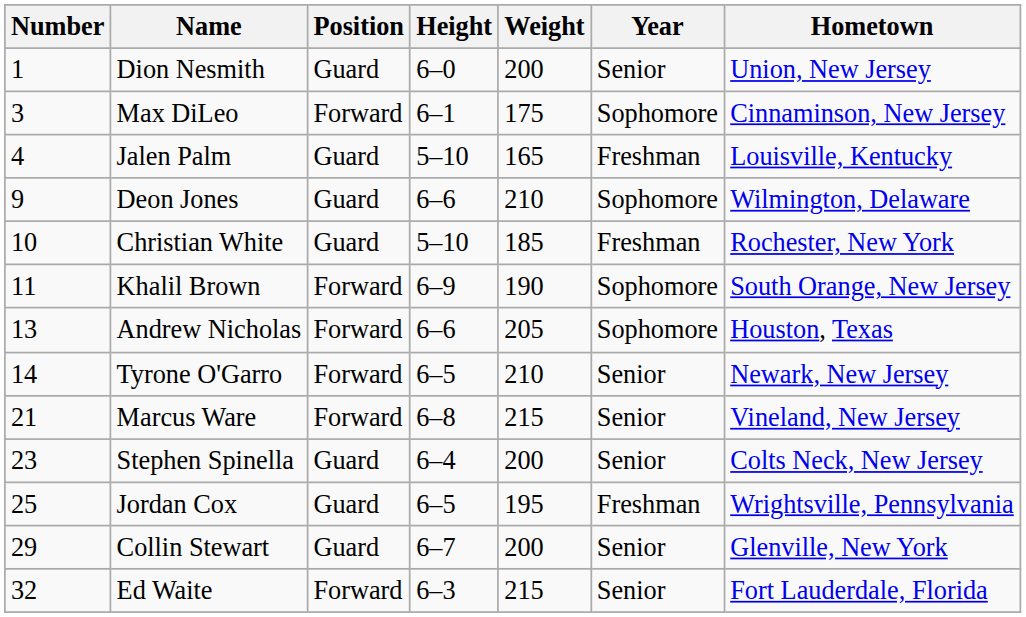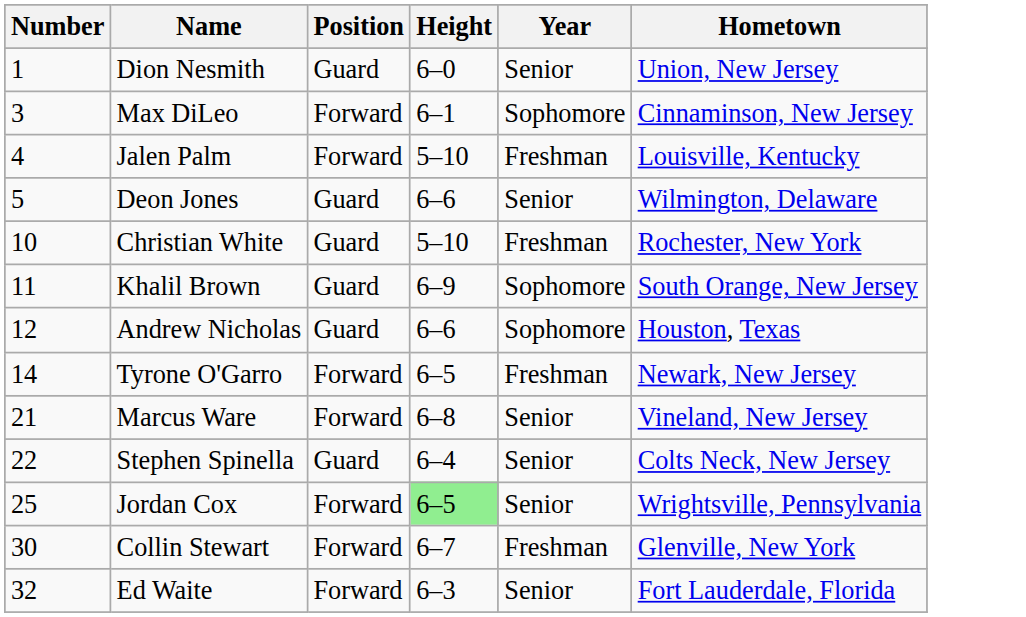- column: (544, 26)
(346, 156) Guard -> (358, 156) Forward
(18, 199) 9 -> (18, 199) 5
(657, 199) Sophomore -> (539, 199) Senior
(358, 286) Forward -> (346, 286) Guard
(24, 329) 13 -> (24, 329) 12
(358, 329) Forward -> (346, 329) Guard
(631, 373) Senior -> (556, 373) Freshman
(24, 459) 23 -> (24, 459) 22
(346, 503) Guard -> (358, 503) Forward
(436, 503) no background -> (436, 503) lightgreen background
(649, 503) Freshman -> (539, 503) Senior
(24, 546) 29 -> (24, 546) 30
(346, 546) Guard -> (358, 546) Forward
(631, 546) Senior -> (556, 546) Freshman
